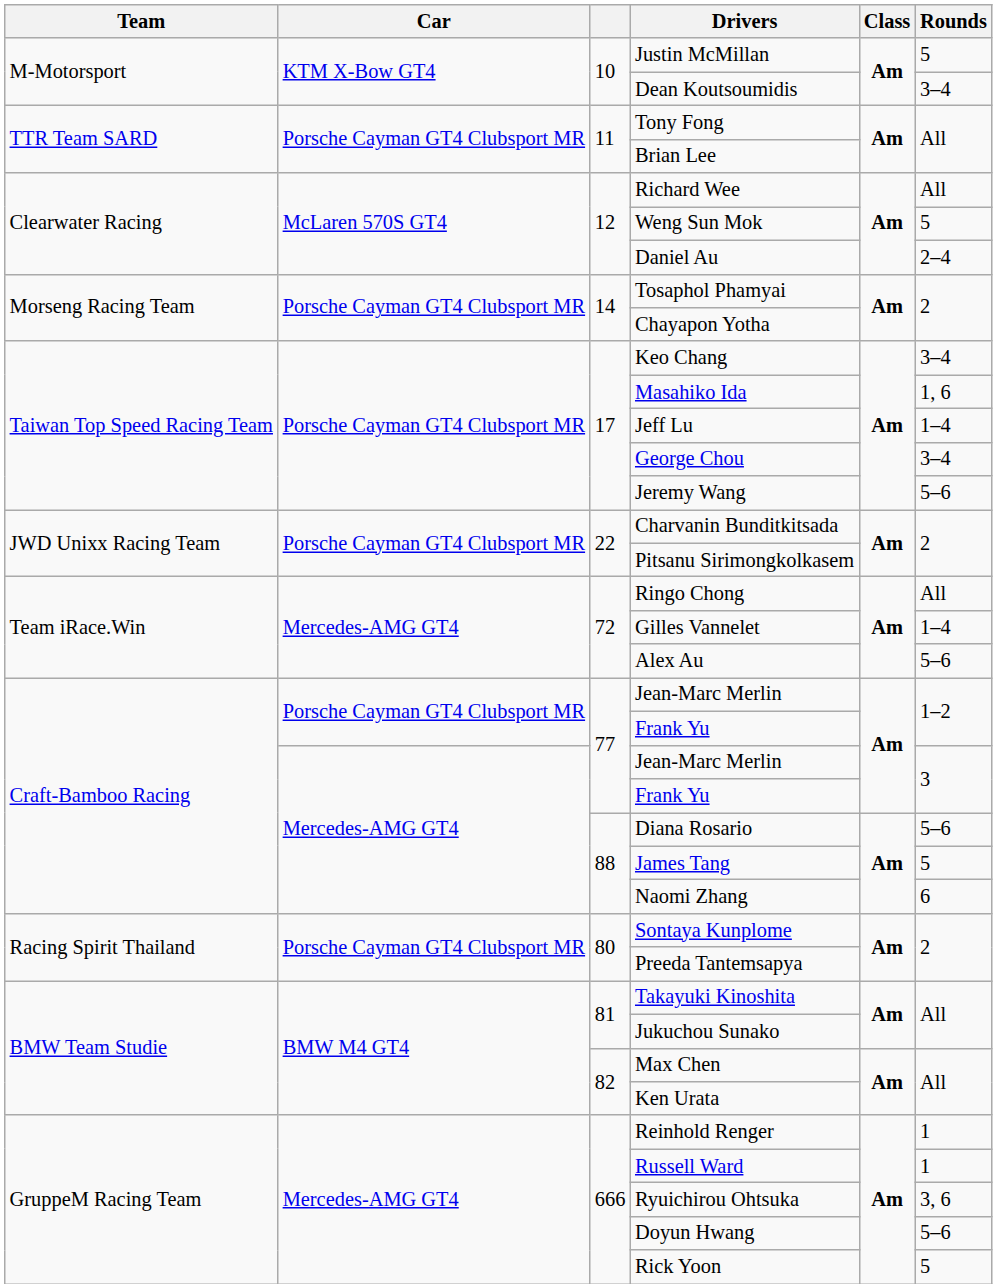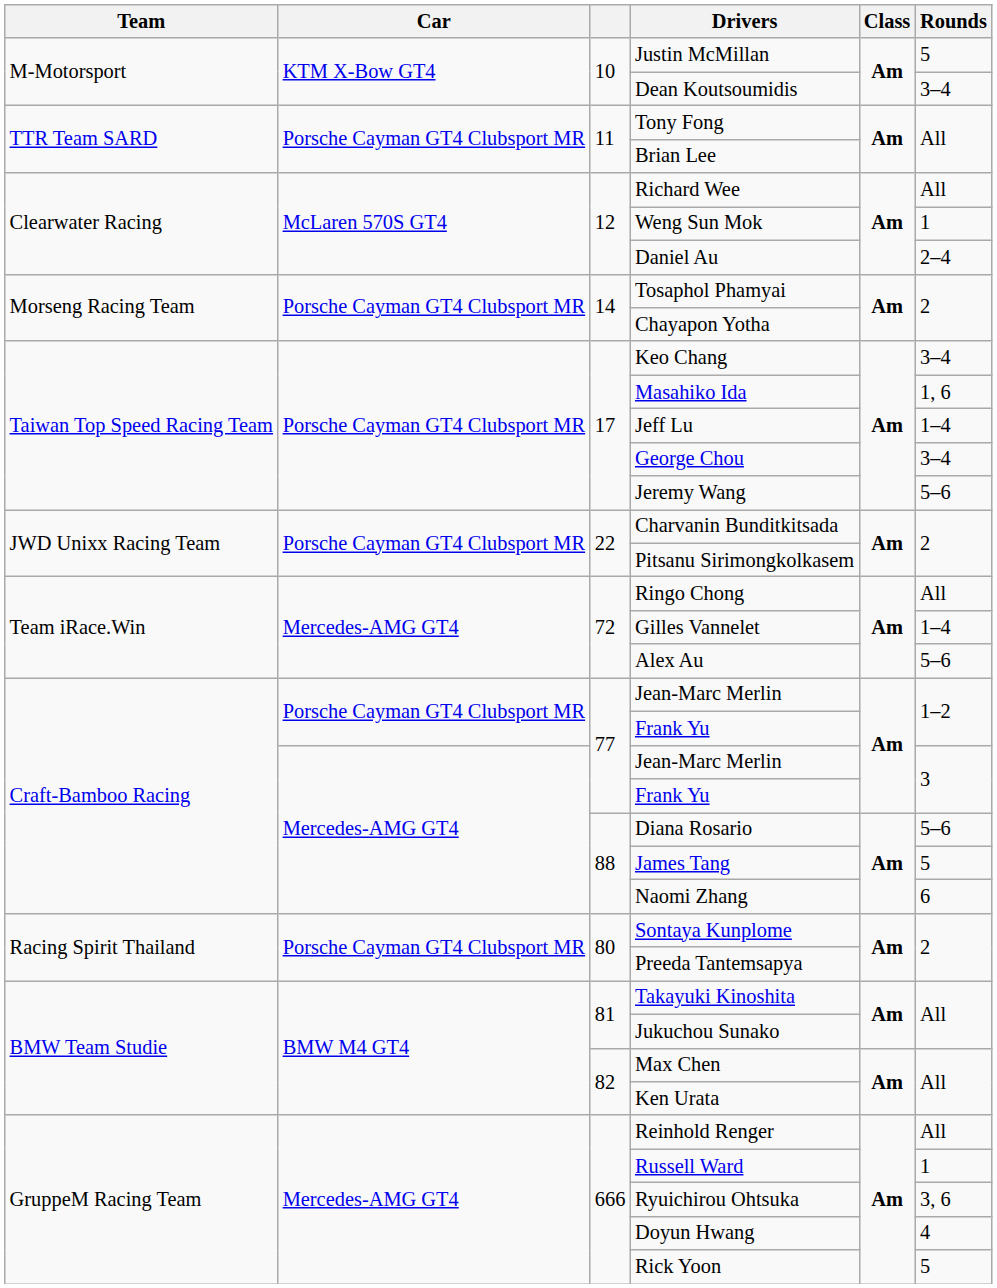(925, 222) 5 -> (925, 222) 1
(925, 1131) 1 -> (933, 1131) All
(935, 1232) 5–6 -> (925, 1232) 4
